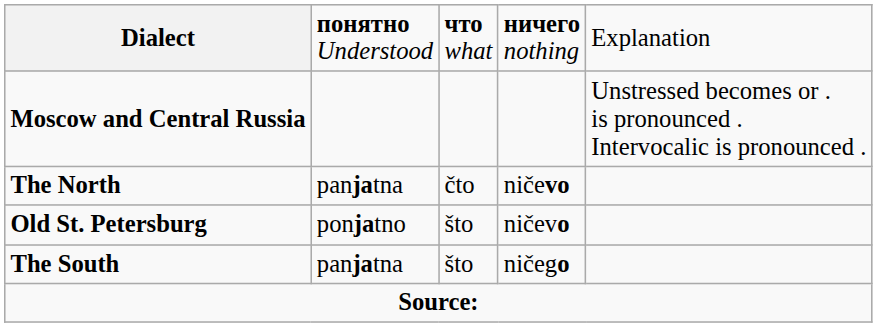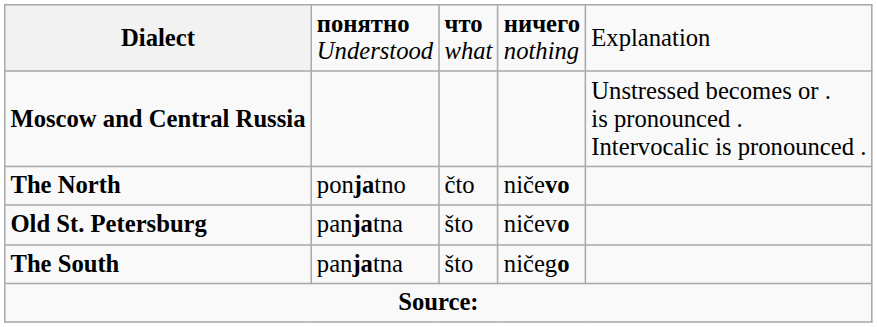(360, 185) panjatna -> (361, 185) ponjatno
(361, 224) ponjatno -> (360, 224) panjatna
